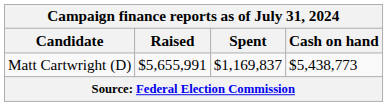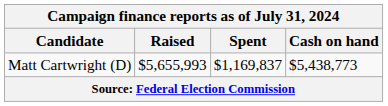(172, 64) $5,655,991 -> (172, 64) $5,655,993
